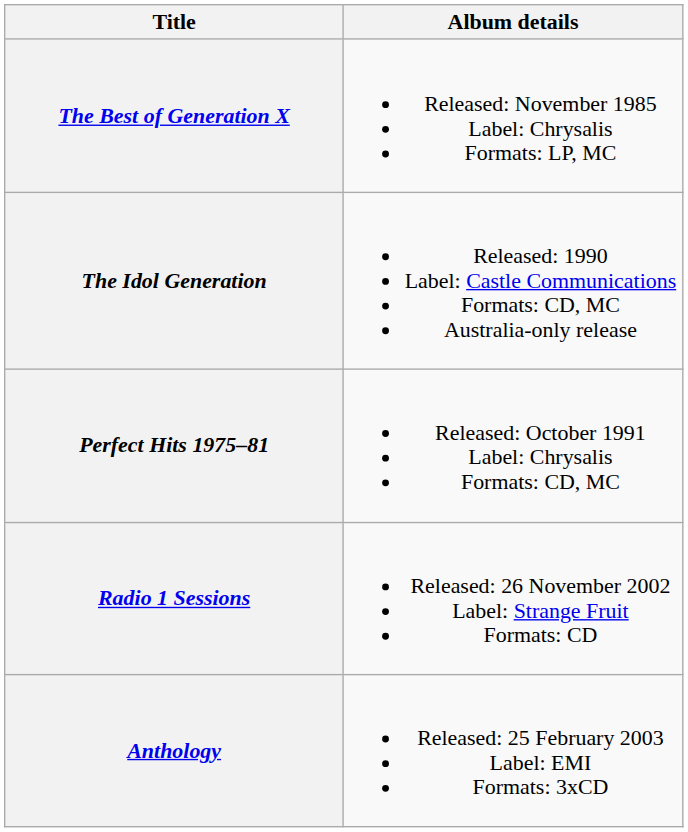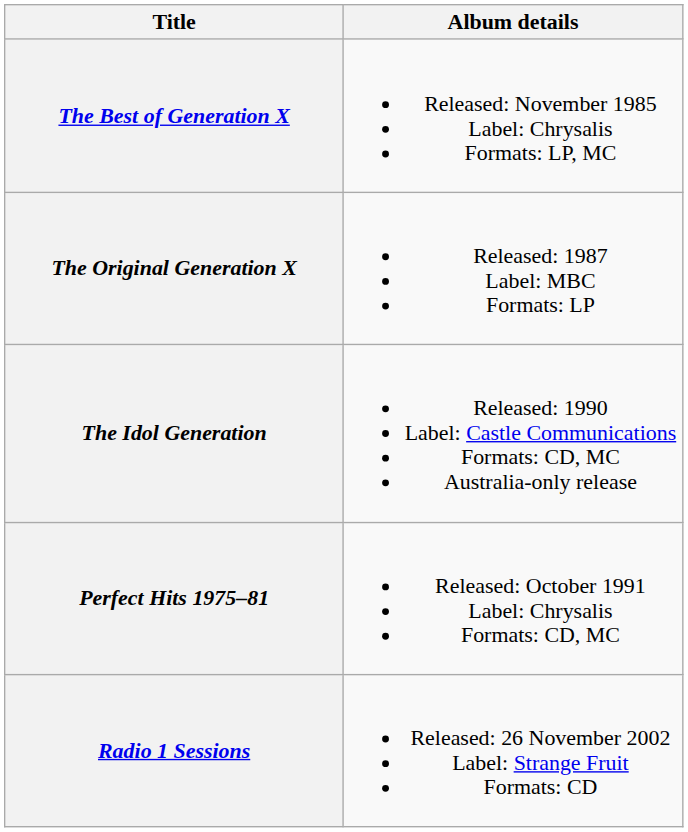+ row: (174, 268)
- row: (174, 750)
